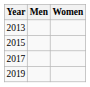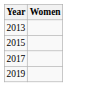- column: (39, 12)
